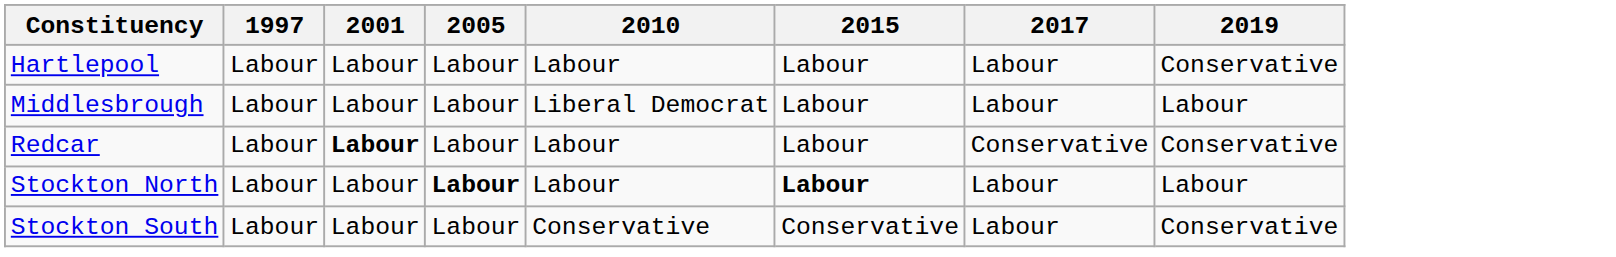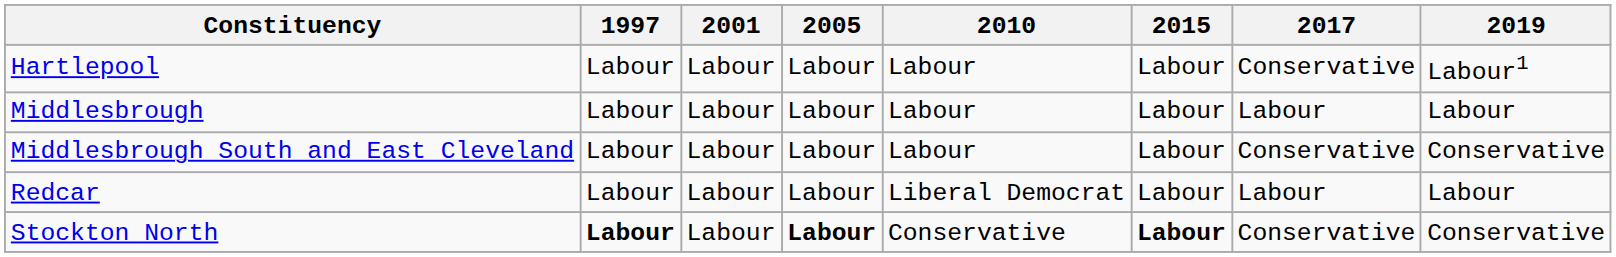(1015, 65) Labour -> (1327, 68) Conservative
(1249, 65) Conservative -> (1478, 68) Labour1
(651, 106) Liberal Democrat -> (932, 112) Labour
+ row: (292, 152)
(375, 146) bold -> (731, 192) normal
(577, 146) Labour -> (1007, 192) Liberal Democrat
(1060, 146) Conservative -> (1282, 192) Labour
(1249, 146) Conservative -> (1472, 192) Labour
(275, 186) normal -> (630, 233) bold
(577, 186) Labour -> (977, 233) Conservative
(1015, 186) Labour -> (1327, 233) Conservative
(1205, 186) Labour -> (1516, 233) Conservative
- row: (115, 226)
